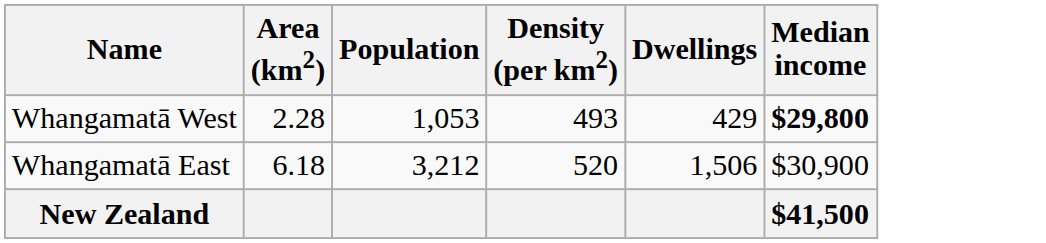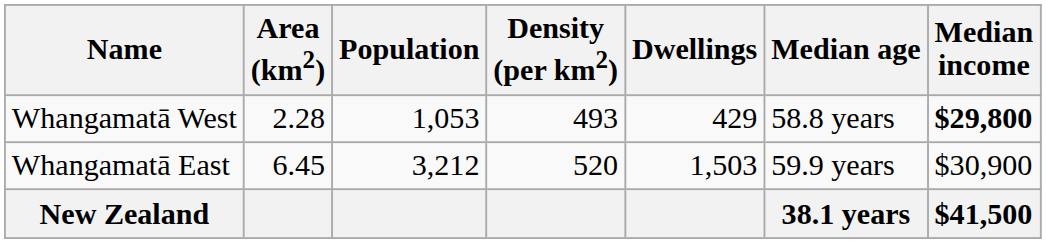+ column: (846, 49)
(299, 165) 6.18 -> (299, 165) 6.45
(723, 165) 1,506 -> (723, 165) 1,503
